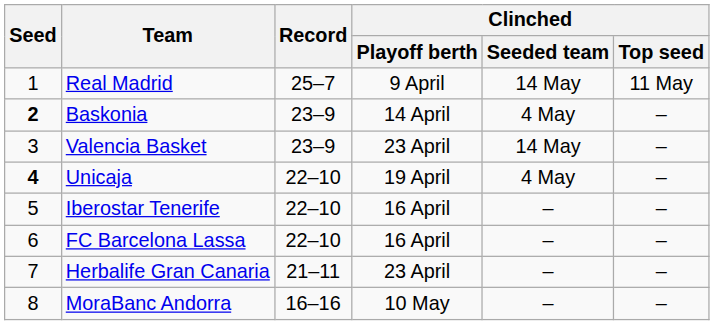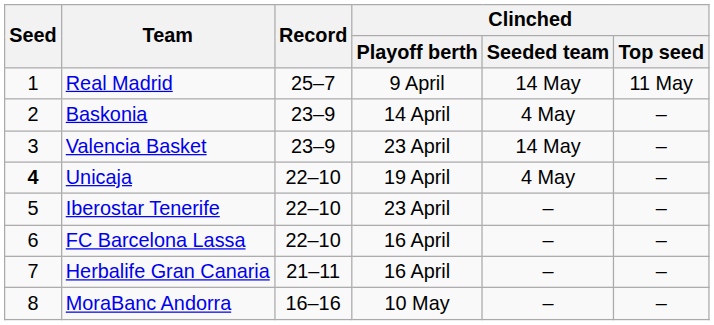(33, 114) bold -> (33, 114) normal
(417, 209) 16 April -> (417, 209) 23 April
(417, 271) 23 April -> (417, 271) 16 April
